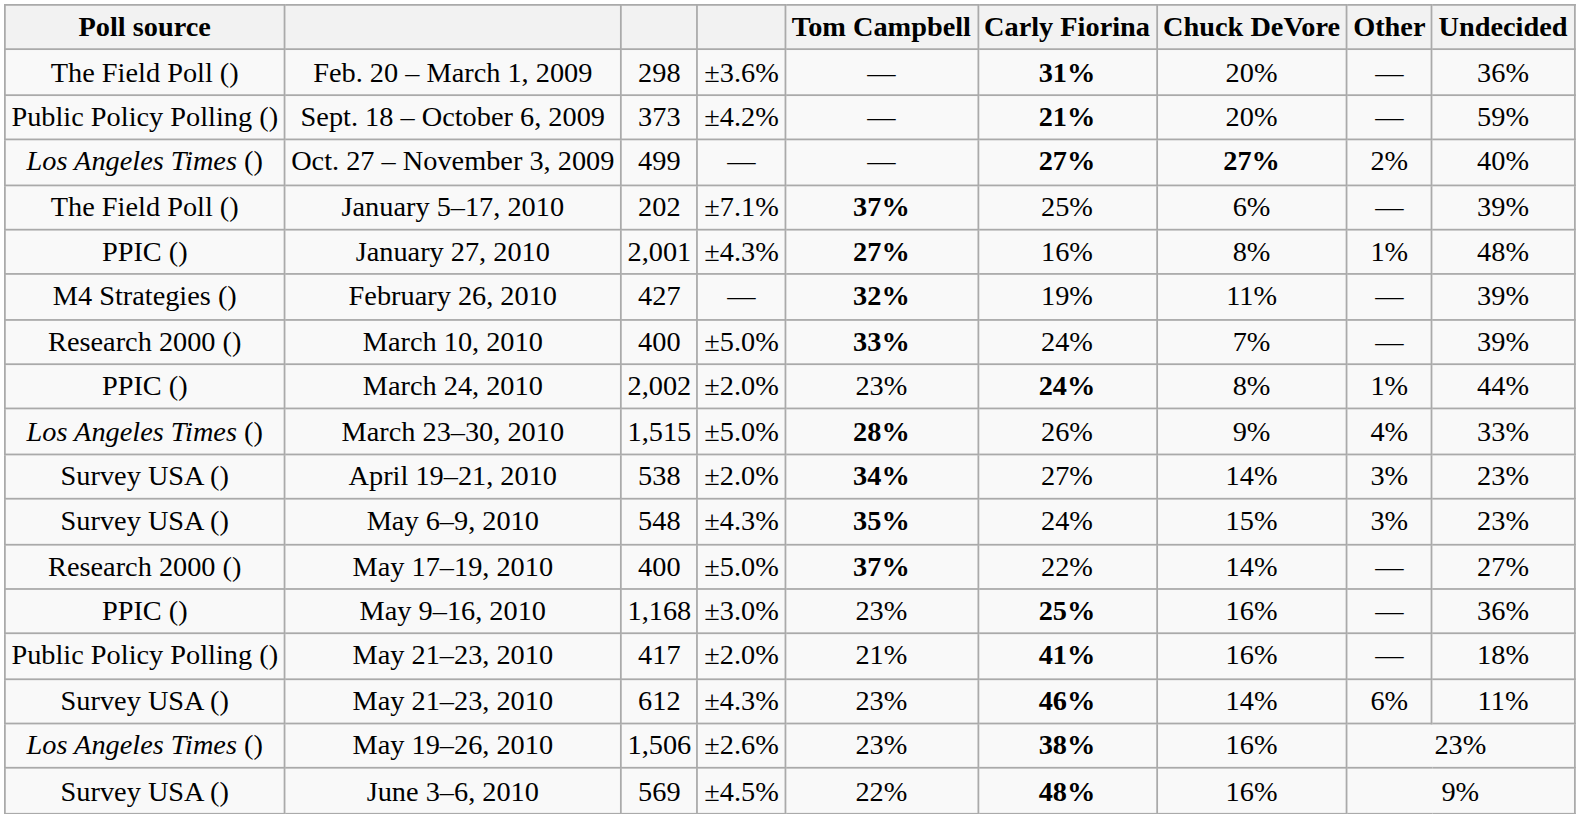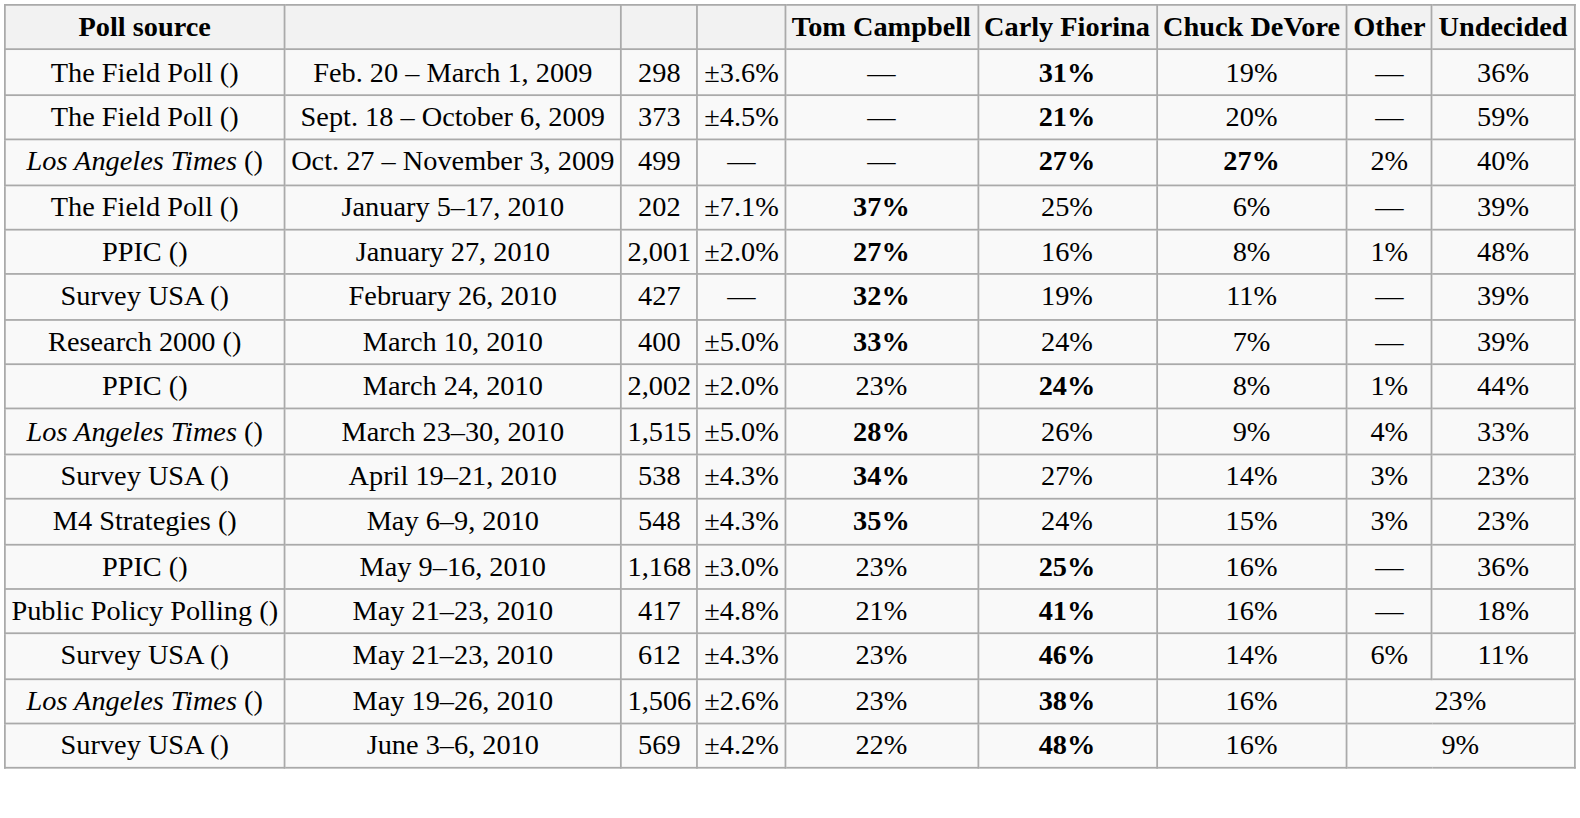(1252, 71) 20% -> (1252, 71) 19%
(145, 116) Public Policy Polling () -> (145, 116) The Field Poll ()
(742, 116) ±4.2% -> (742, 116) ±4.5%
(742, 251) ±4.3% -> (742, 251) ±2.0%
(145, 296) M4 Strategies () -> (145, 296) Survey USA ()
(742, 476) ±2.0% -> (742, 476) ±4.3%
(145, 521) Survey USA () -> (145, 521) M4 Strategies ()
- row: (453, 565)
(742, 655) ±2.0% -> (742, 610) ±4.8%
(742, 790) ±4.5% -> (742, 745) ±4.2%
